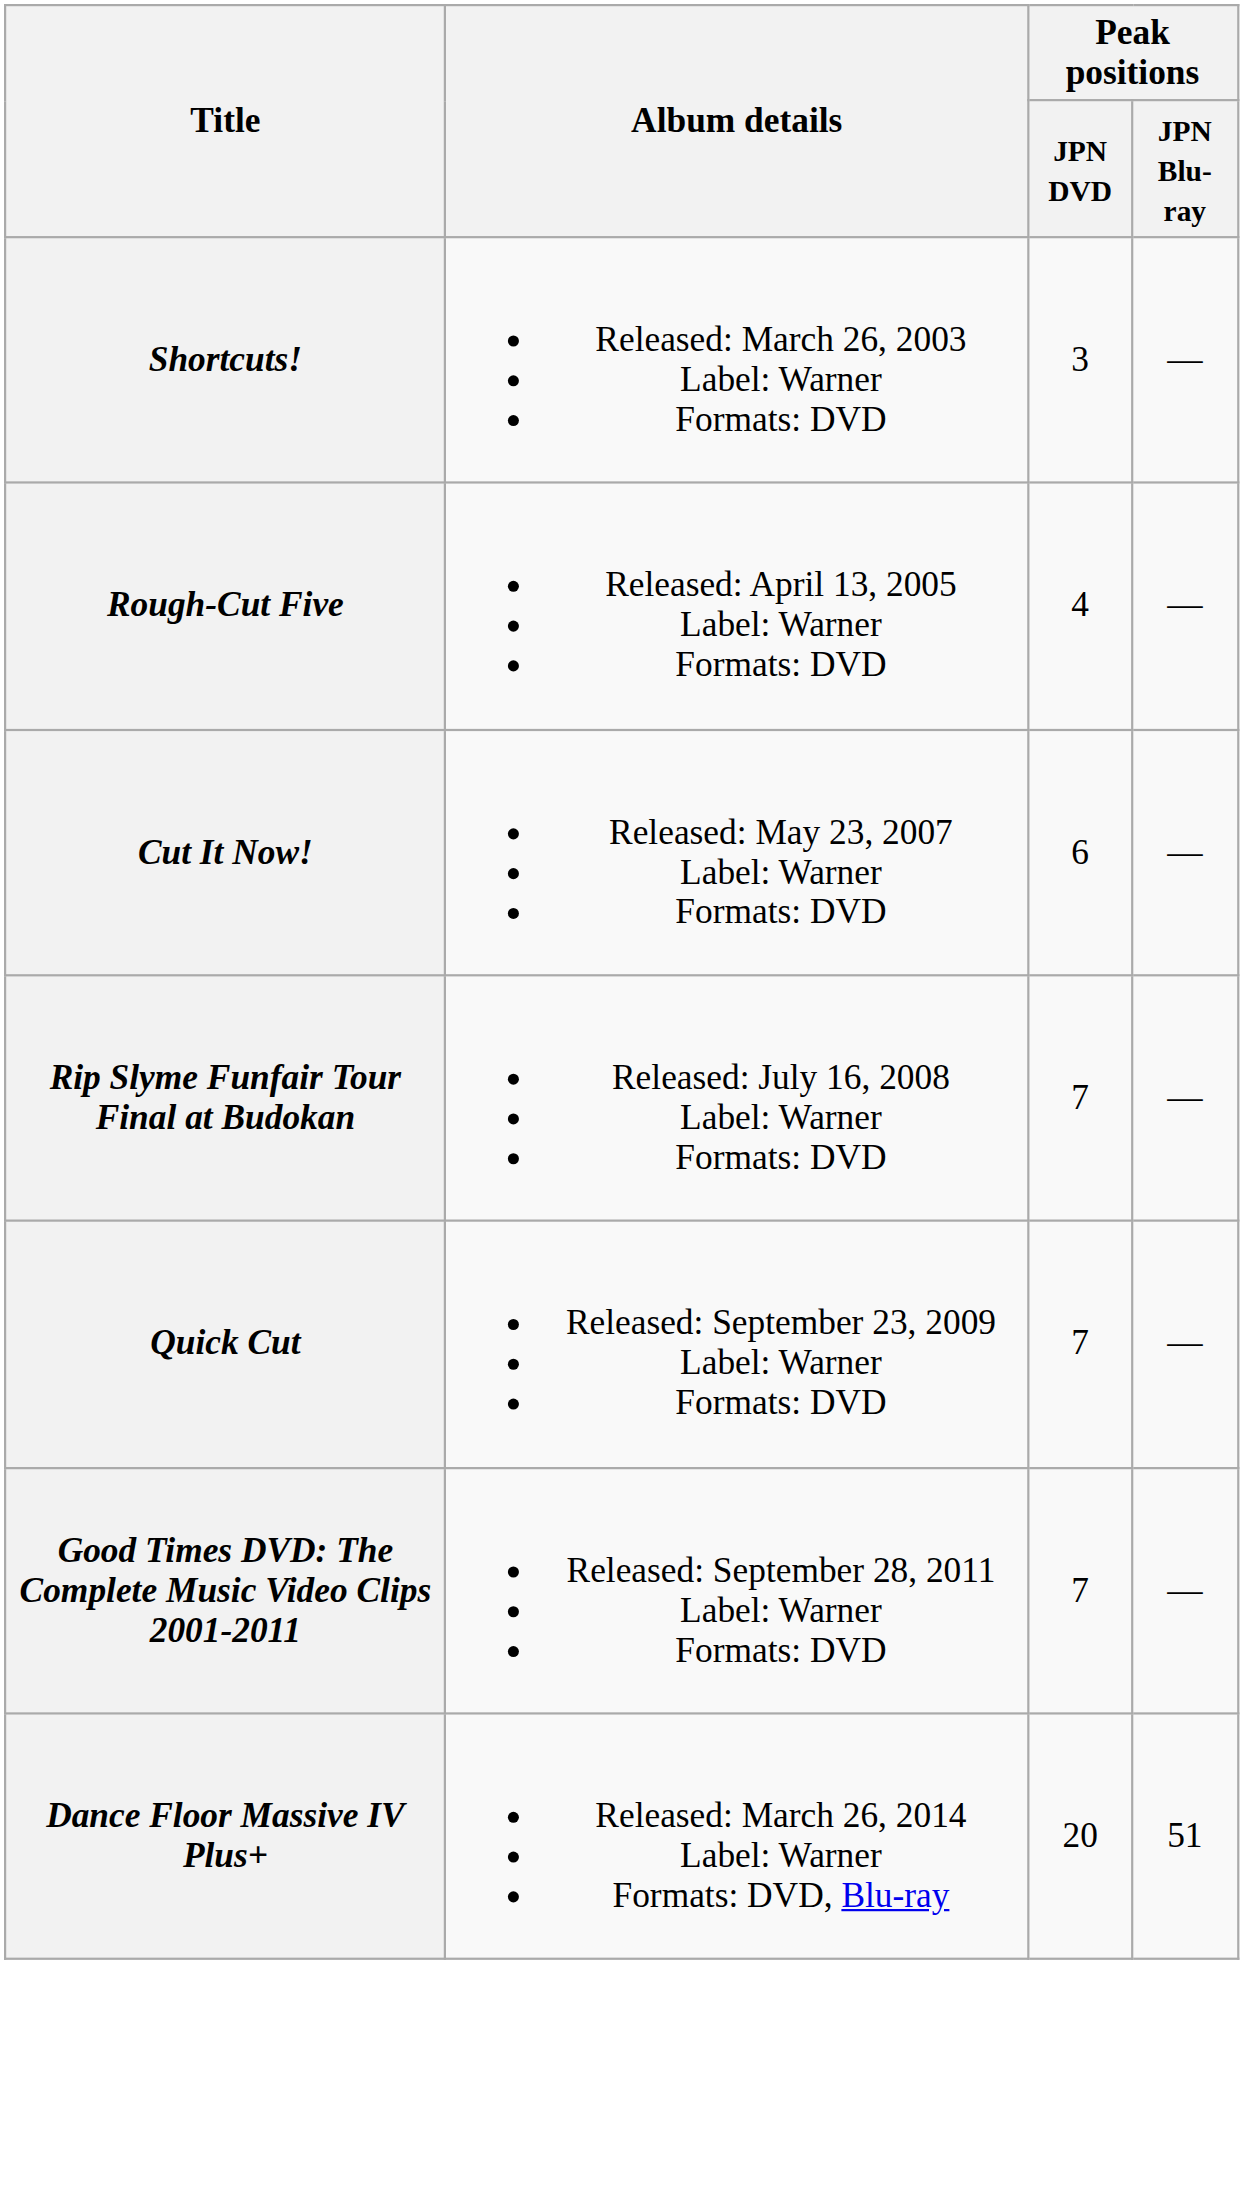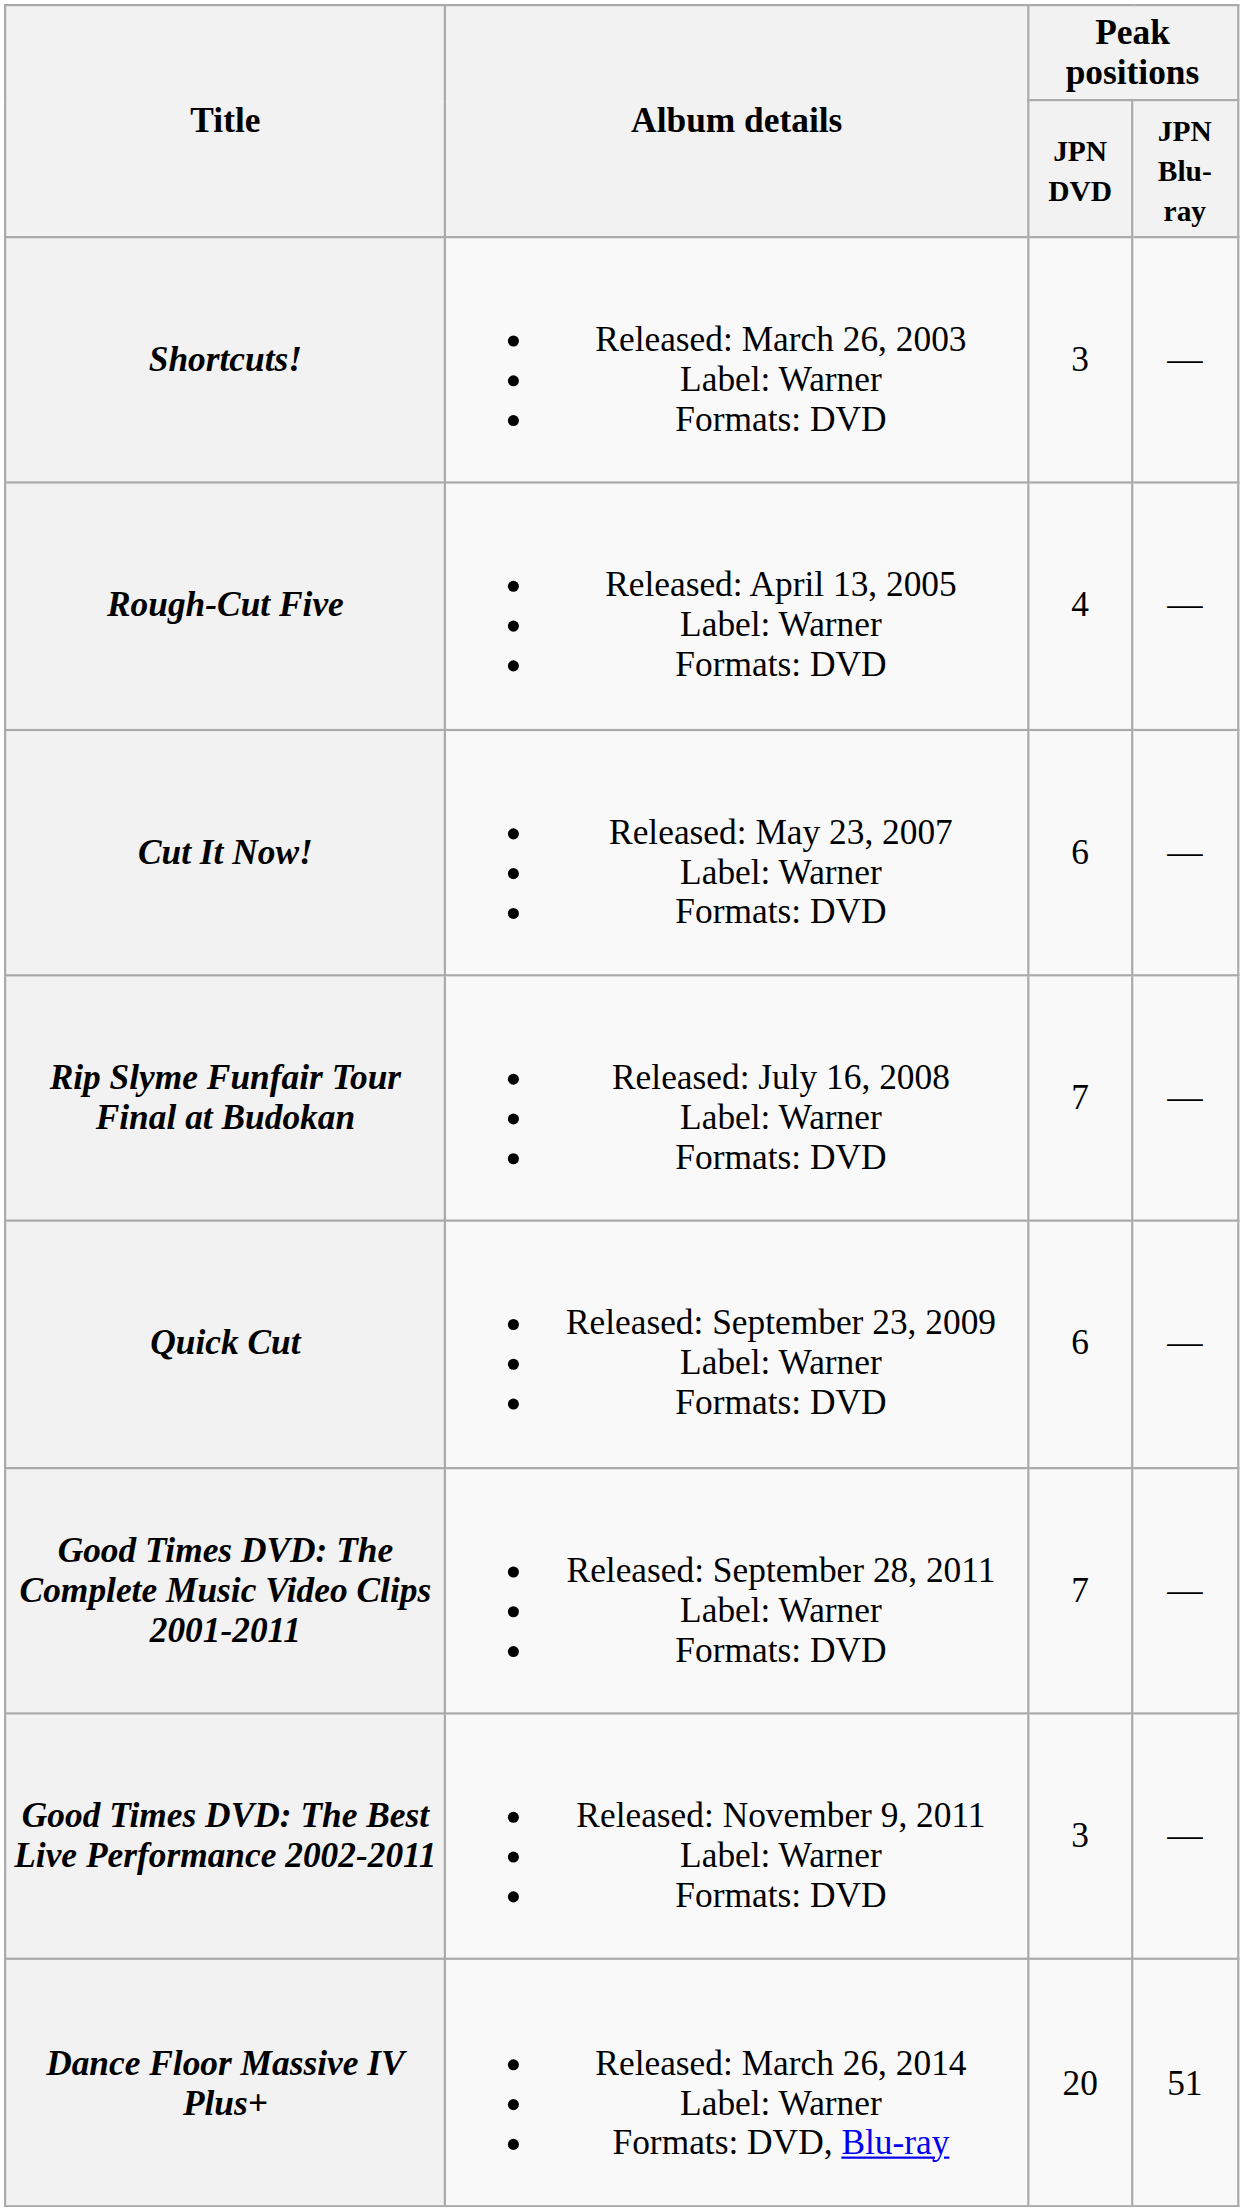(1080, 1343) 7 -> (1080, 1343) 6
+ row: (225, 1835)
